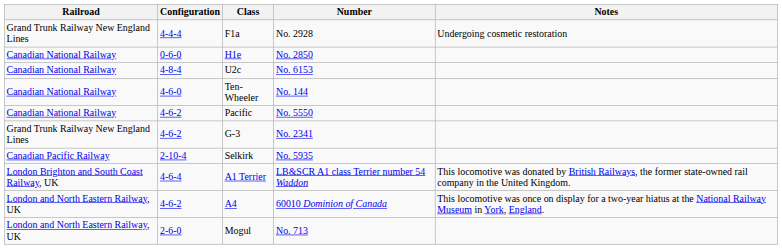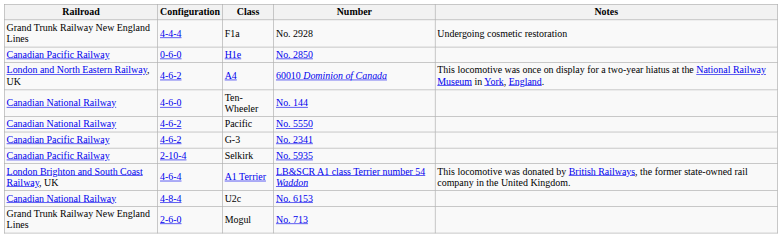(61, 54) Canadian National Railway -> (58, 54) Canadian Pacific Railway
rows swapped: (233, 70) <-> (231, 204)
(78, 134) Grand Trunk Railway New England Lines -> (58, 140) Canadian Pacific Railway
(78, 231) London and North Eastern Railway, UK -> (78, 219) Grand Trunk Railway New England Lines
